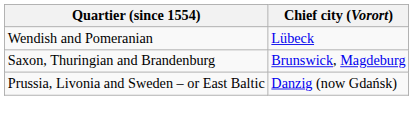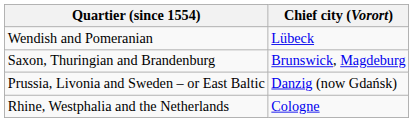+ row: (118, 106)
